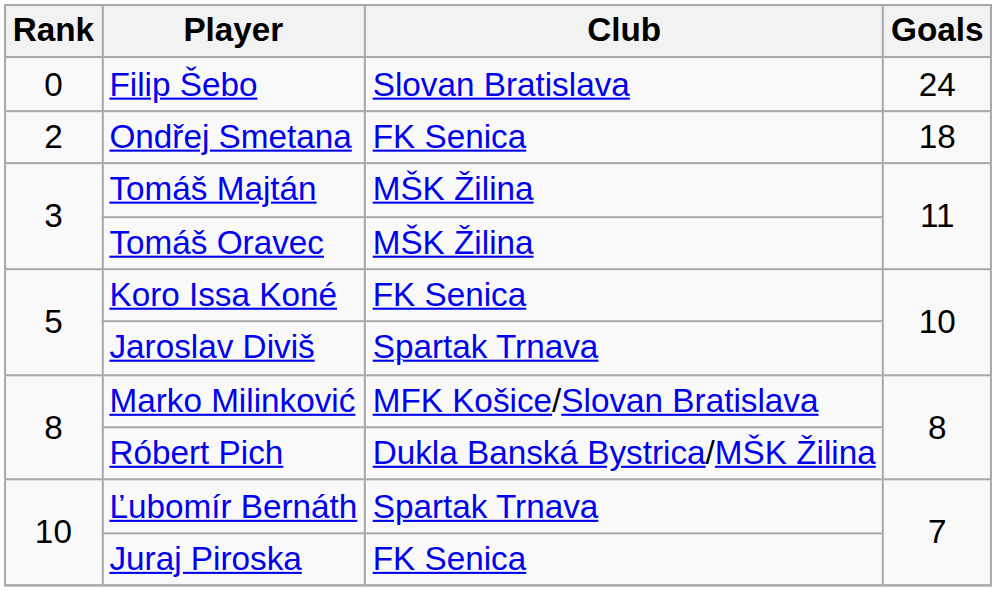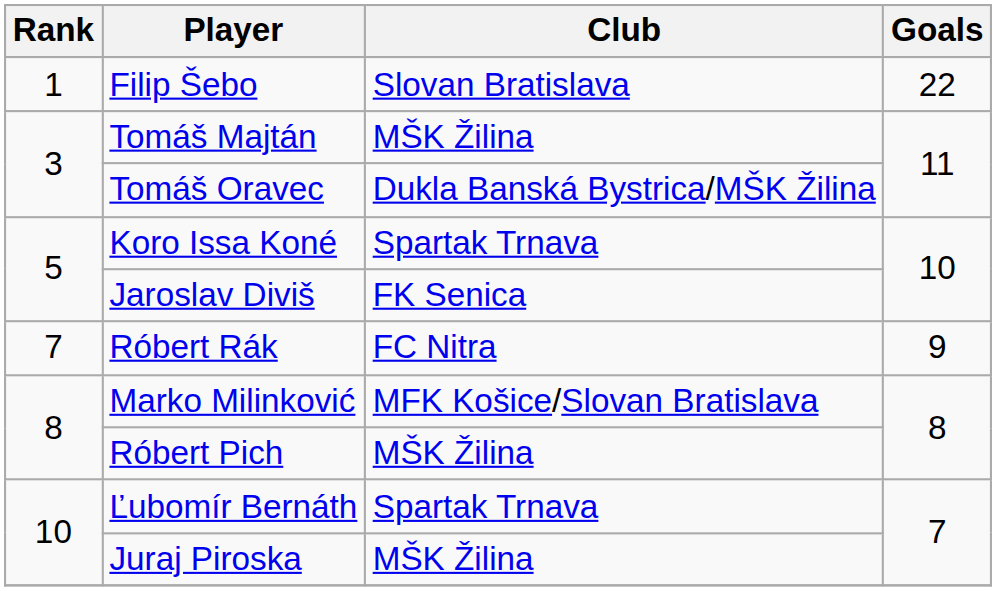(53, 83) 0 -> (53, 83) 1
(937, 83) 24 -> (937, 83) 22
- row: (231, 136)
(453, 242) MŠK Žilina -> (624, 189) Dukla Banská Bystrica/MŠK Žilina
(449, 294) FK Senica -> (486, 242) Spartak Trnava
(486, 347) Spartak Trnava -> (449, 294) FK Senica
+ row: (194, 347)
(624, 453) Dukla Banská Bystrica/MŠK Žilina -> (453, 453) MŠK Žilina
(449, 558) FK Senica -> (453, 558) MŠK Žilina
